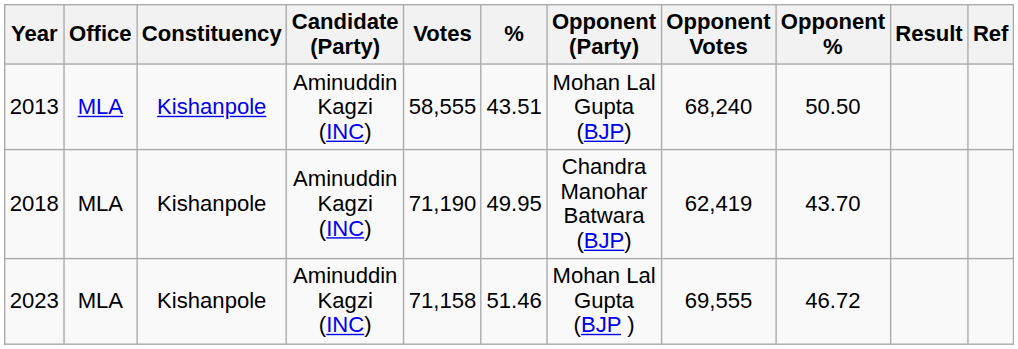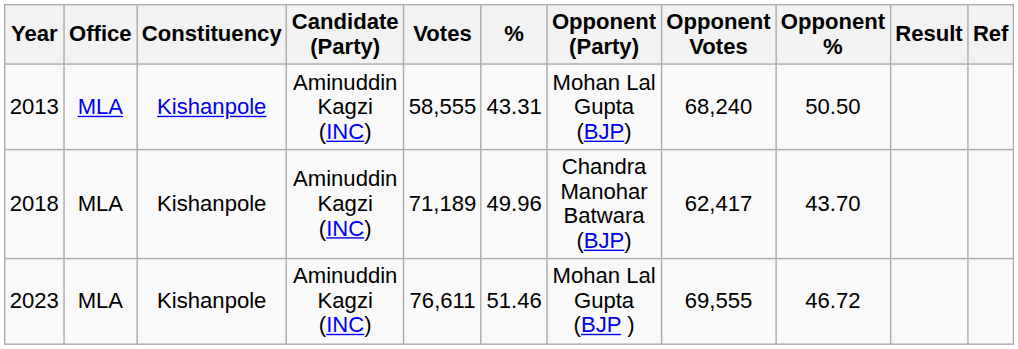(514, 106) 43.51 -> (514, 106) 43.31
(443, 203) 71,190 -> (443, 203) 71,189
(514, 203) 49.95 -> (514, 203) 49.96
(718, 203) 62,419 -> (718, 203) 62,417
(443, 300) 71,158 -> (443, 300) 76,611
